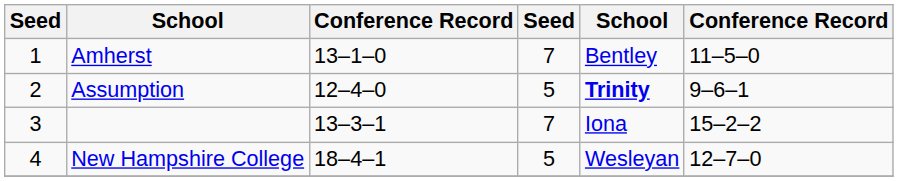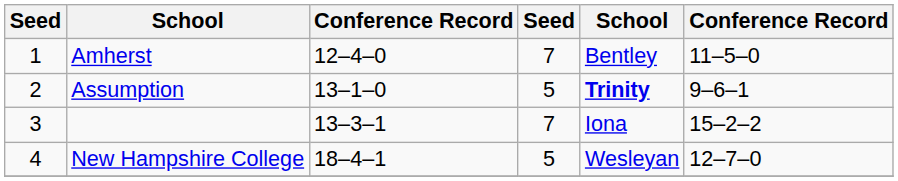(350, 55) 13–1–0 -> (350, 55) 12–4–0
(350, 90) 12–4–0 -> (350, 90) 13–1–0
